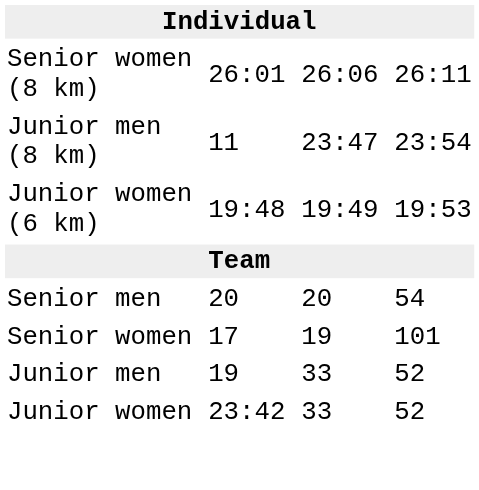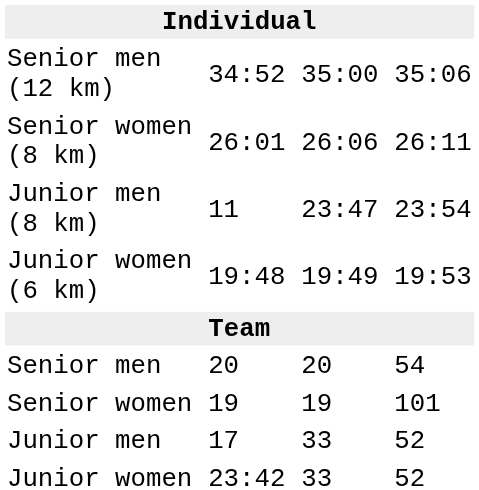+ row: (84, 74)
(224, 337) 17 -> (224, 404) 19
(224, 374) 19 -> (224, 442) 17
